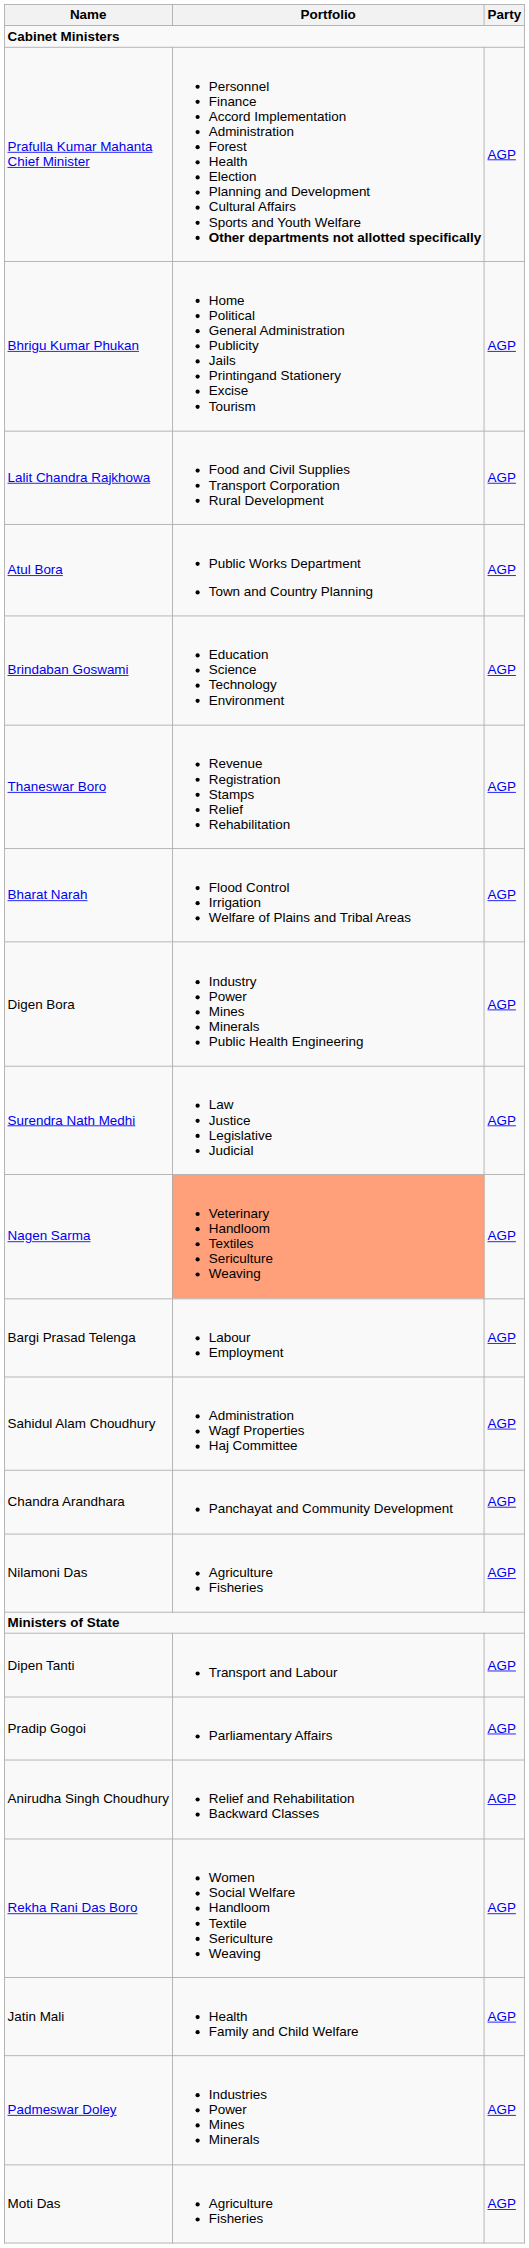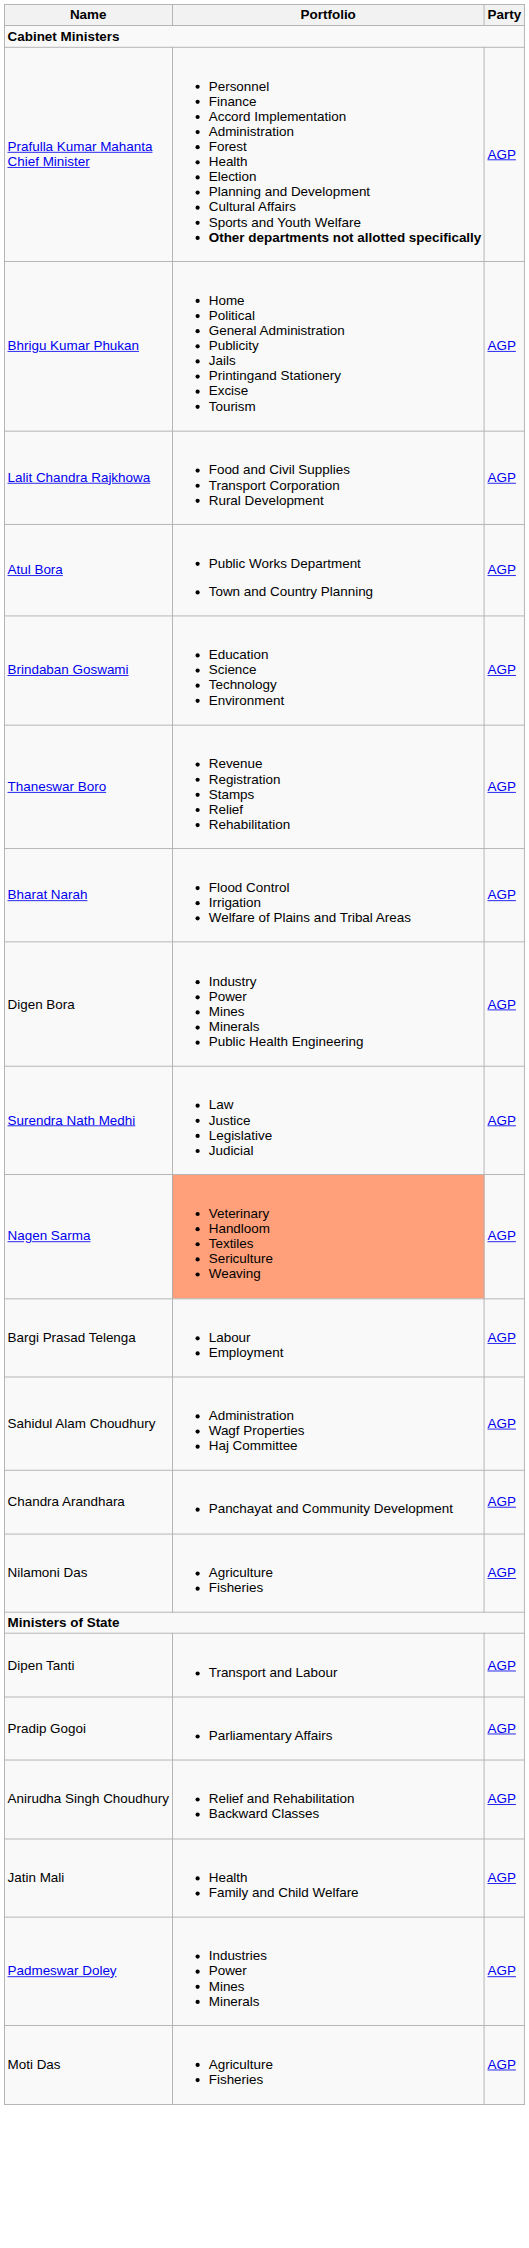- row: (73, 1908)
